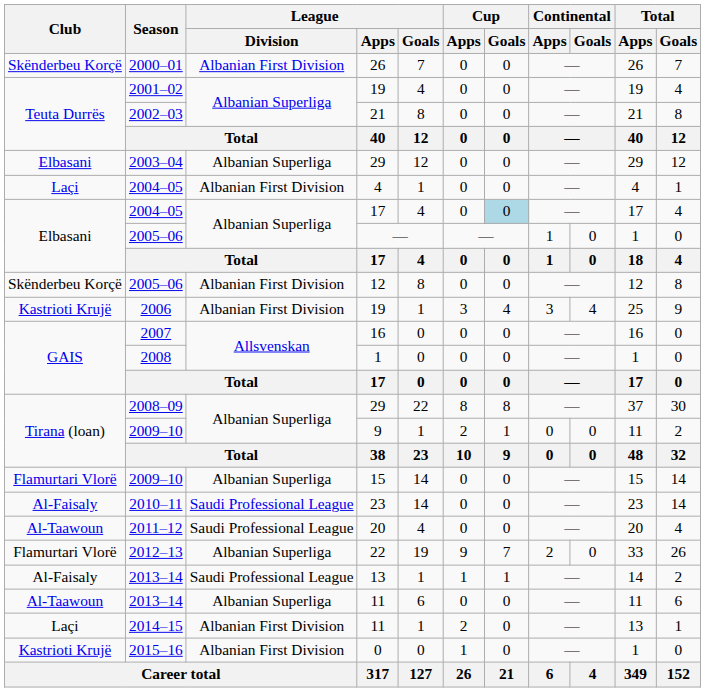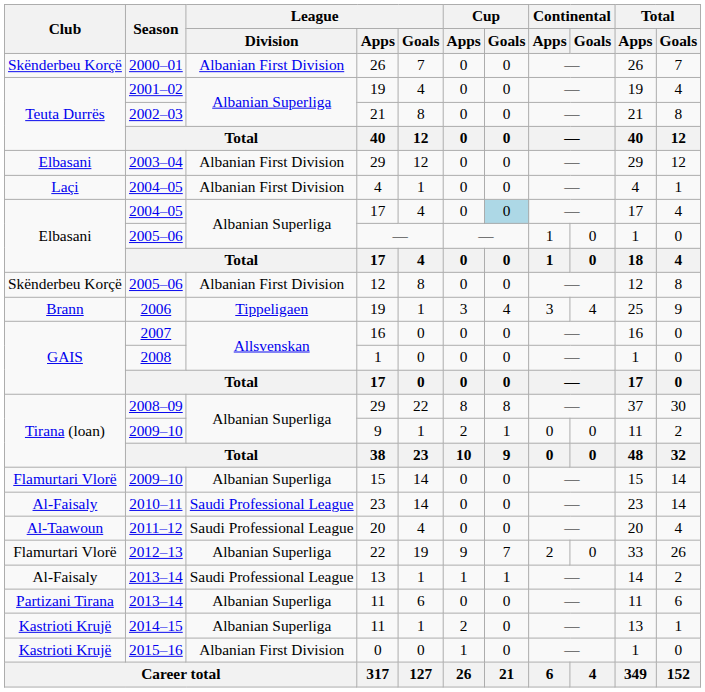(272, 162) Albanian Superliga -> (272, 162) Albanian First Division
(65, 308) Kastrioti Krujë -> (65, 308) Brann
(272, 308) Albanian First Division -> (272, 308) Tippeligaen
(65, 601) Al-Taawoun -> (65, 601) Partizani Tirana
(65, 625) Laçi -> (65, 625) Kastrioti Krujë
(272, 625) Albanian First Division -> (272, 625) Albanian Superliga
